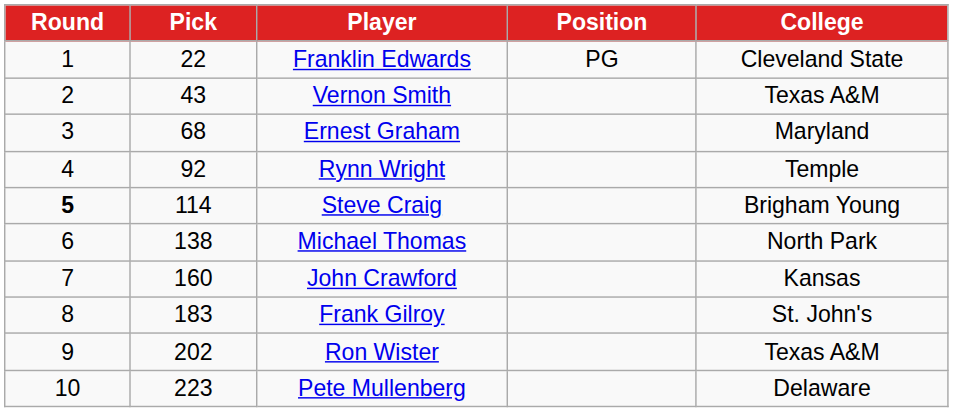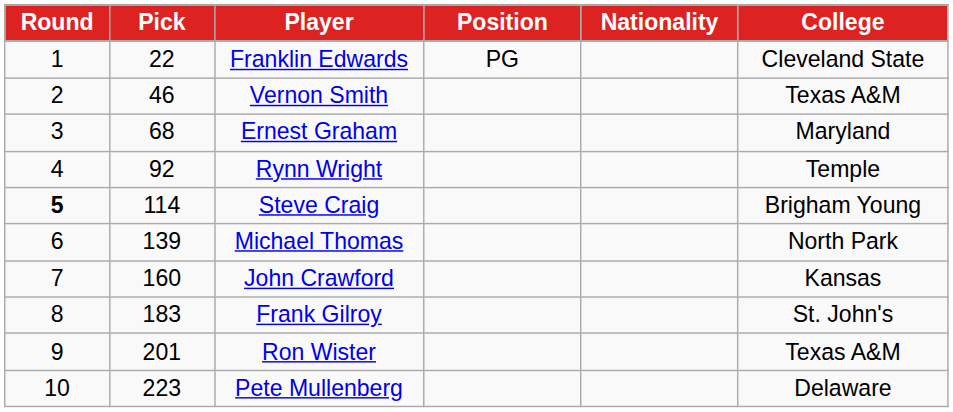+ column: (660, 22)
(193, 95) 43 -> (162, 95) 46
(193, 242) 138 -> (162, 242) 139
(193, 351) 202 -> (162, 351) 201
